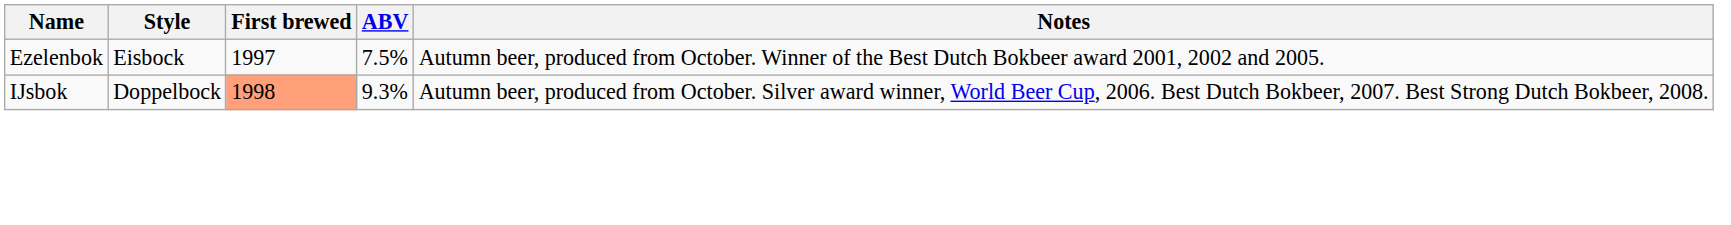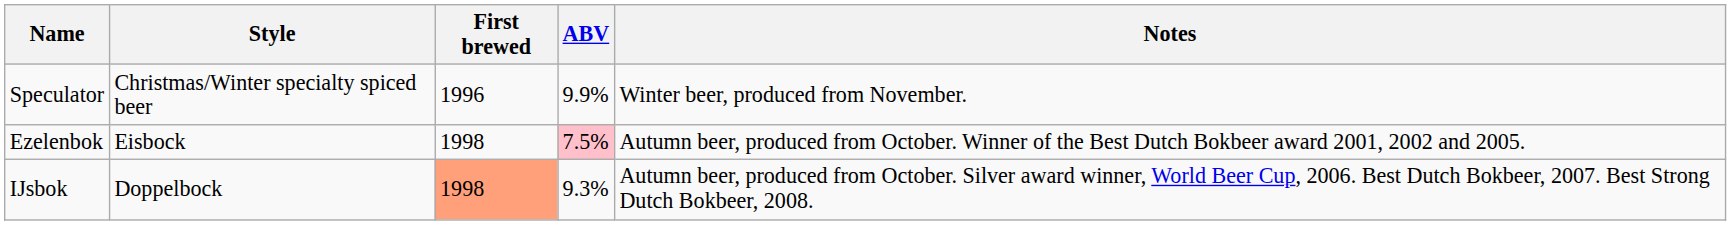+ row: (57, 94)
(253, 57) 1997 -> (462, 141) 1998
(385, 57) no background -> (586, 141) pink background
